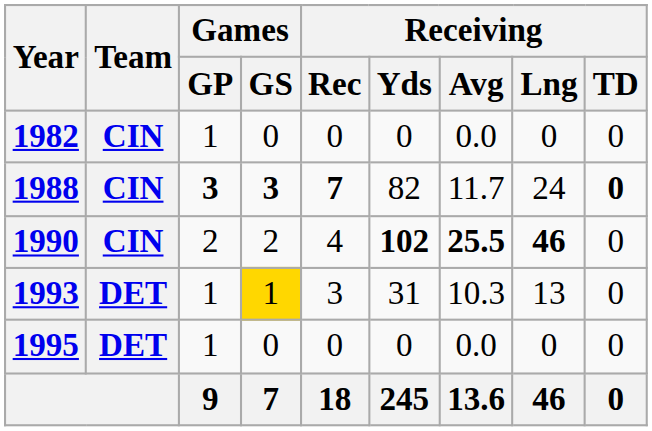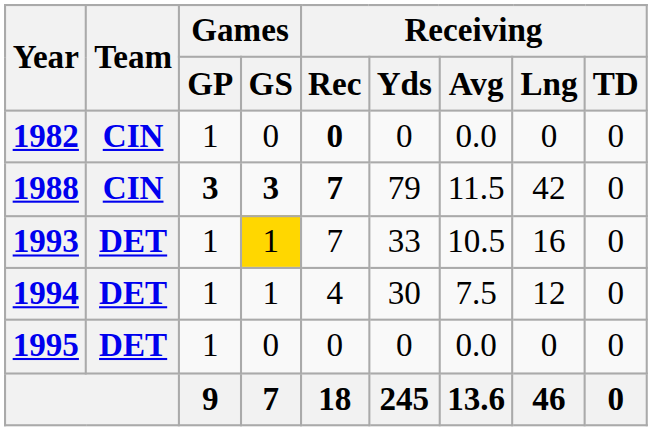(335, 135) normal -> (335, 135) bold
(404, 188) 82 -> (404, 188) 79
(476, 188) 11.7 -> (476, 188) 11.5
(549, 188) 24 -> (549, 188) 42
(616, 188) bold -> (616, 188) normal
- row: (46, 240)
(335, 293) 3 -> (335, 240) 7
(404, 293) 31 -> (404, 240) 33
(476, 293) 10.3 -> (476, 240) 10.5
(549, 293) 13 -> (549, 240) 16
+ row: (46, 293)
